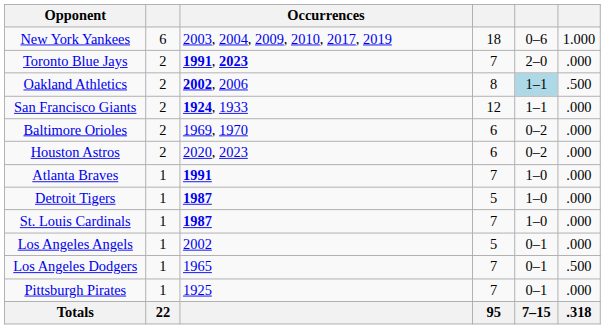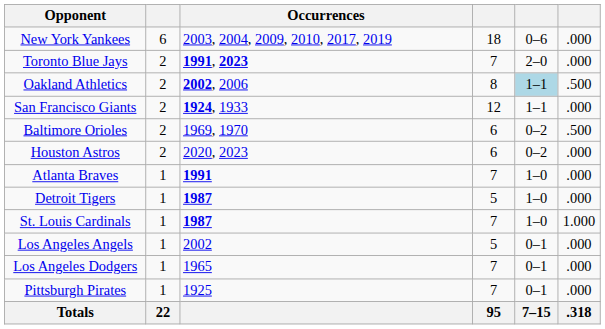(579, 38) 1.000 -> (579, 38) .000
(579, 130) .000 -> (579, 130) .500
(579, 221) .000 -> (579, 221) 1.000
(579, 267) .500 -> (579, 267) .000
